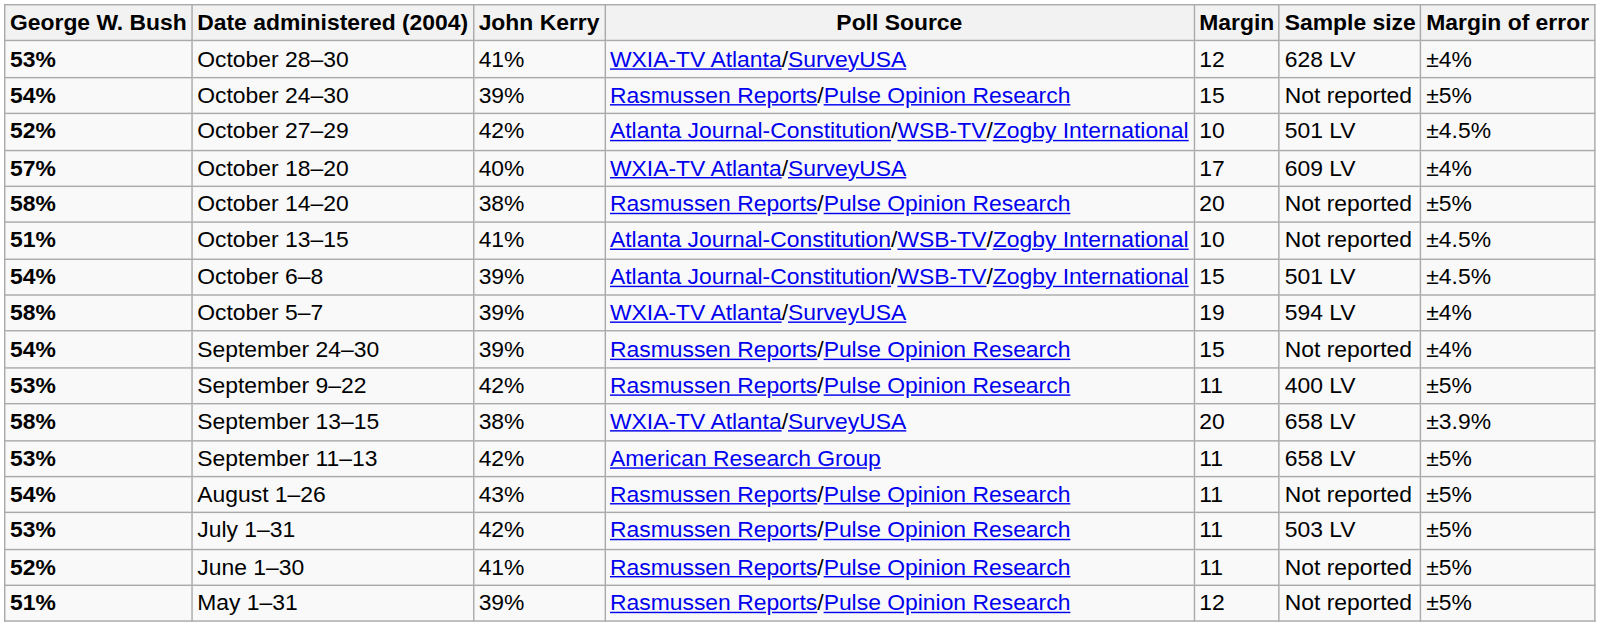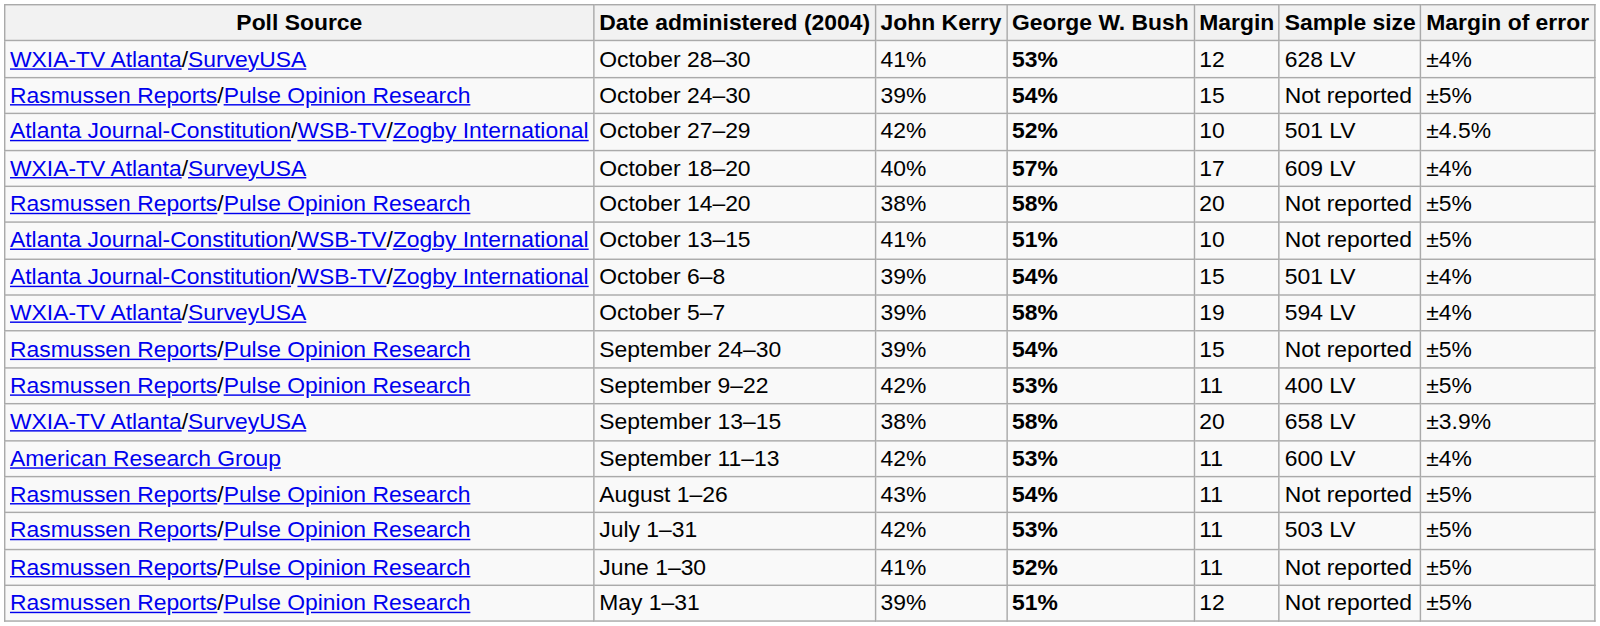columns swapped: (899, 22) <-> (98, 22)
(1459, 240) ±4.5% -> (1449, 240) ±5%
(1459, 276) ±4.5% -> (1449, 276) ±4%
(1449, 349) ±4% -> (1449, 349) ±5%
(1320, 458) 658 LV -> (1320, 458) 600 LV
(1449, 458) ±5% -> (1449, 458) ±4%
